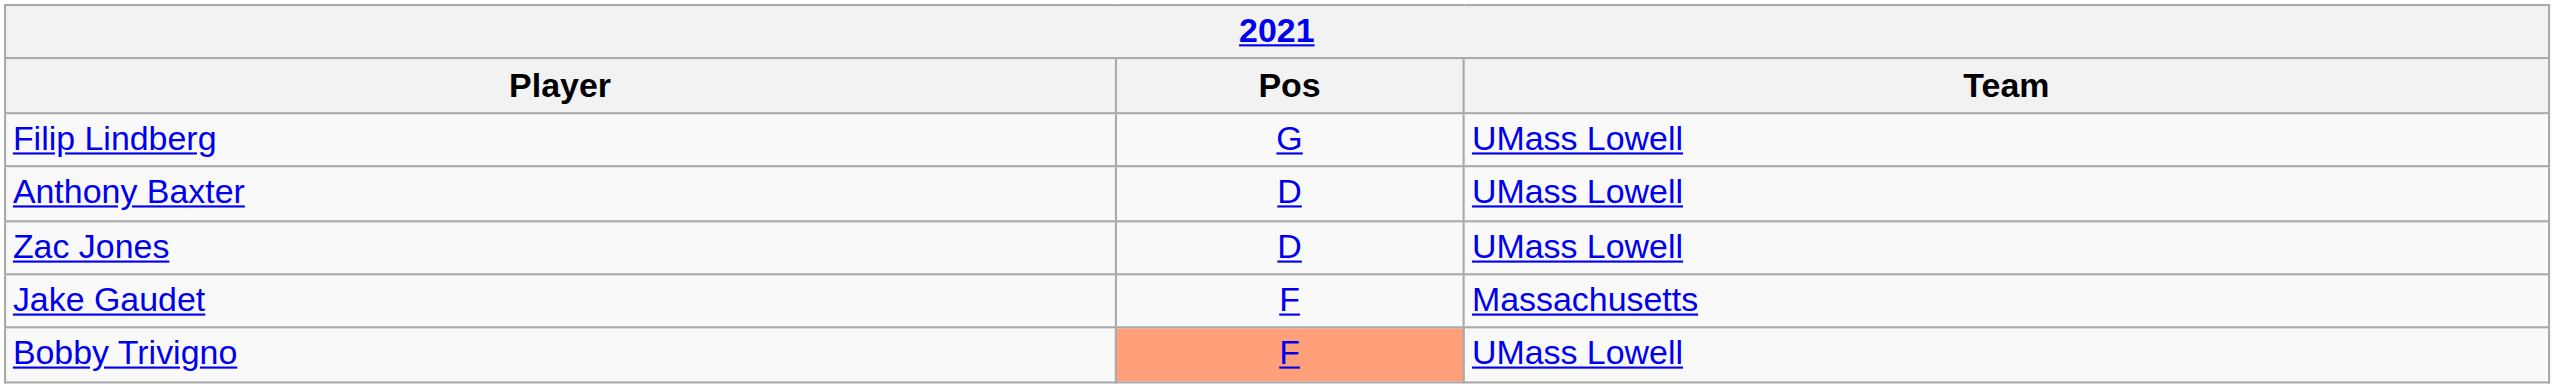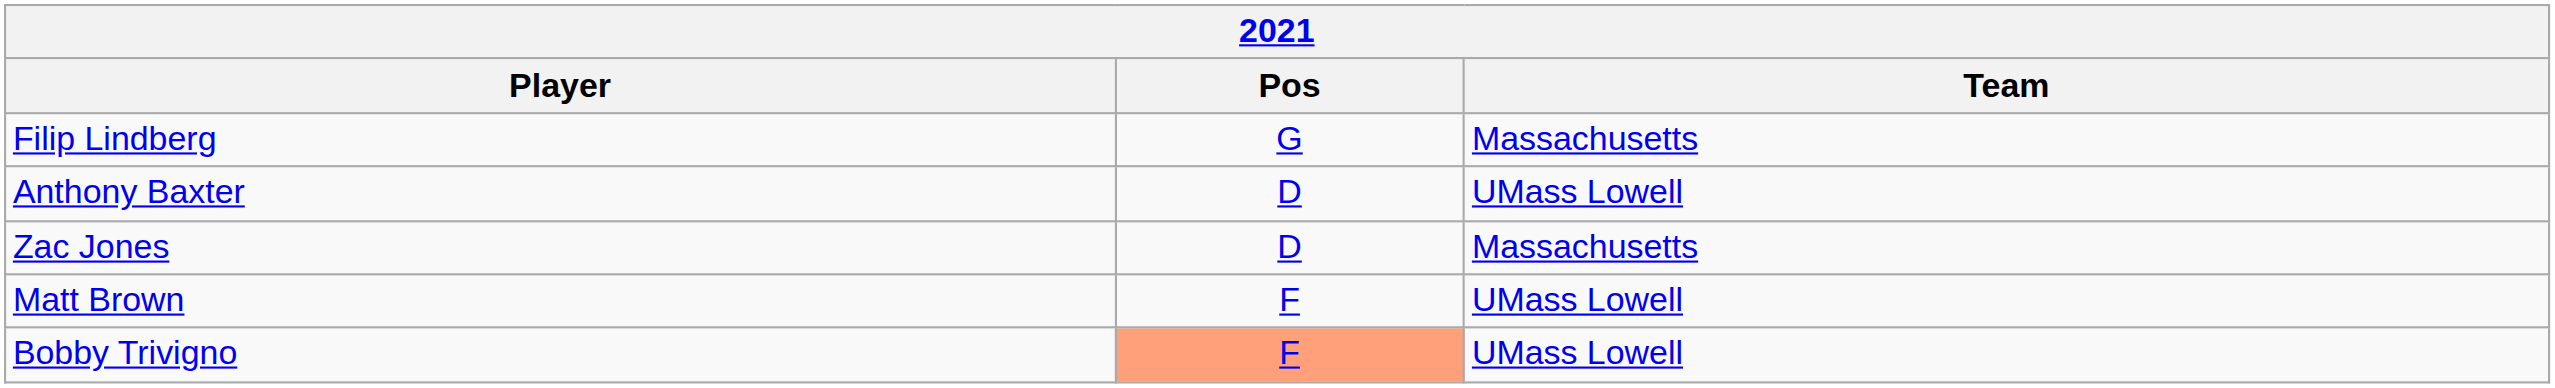(1577, 138) UMass Lowell -> (1585, 138) Massachusetts
(1577, 246) UMass Lowell -> (1585, 246) Massachusetts
+ row: (99, 300)
- row: (109, 300)
